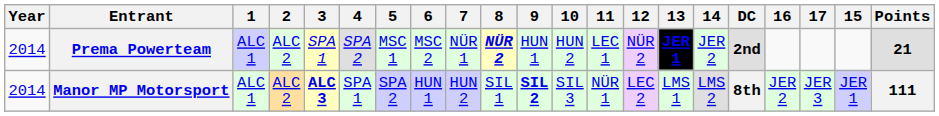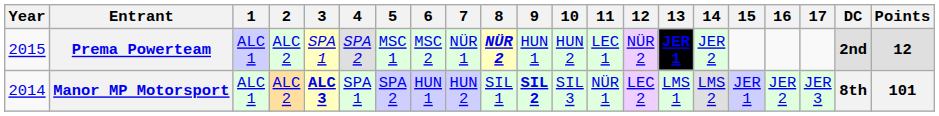columns swapped: (853, 17) <-> (747, 17)
(27, 50) 2014 -> (27, 50) 2015
(902, 50) 21 -> (902, 50) 12
(902, 91) 111 -> (902, 91) 101
